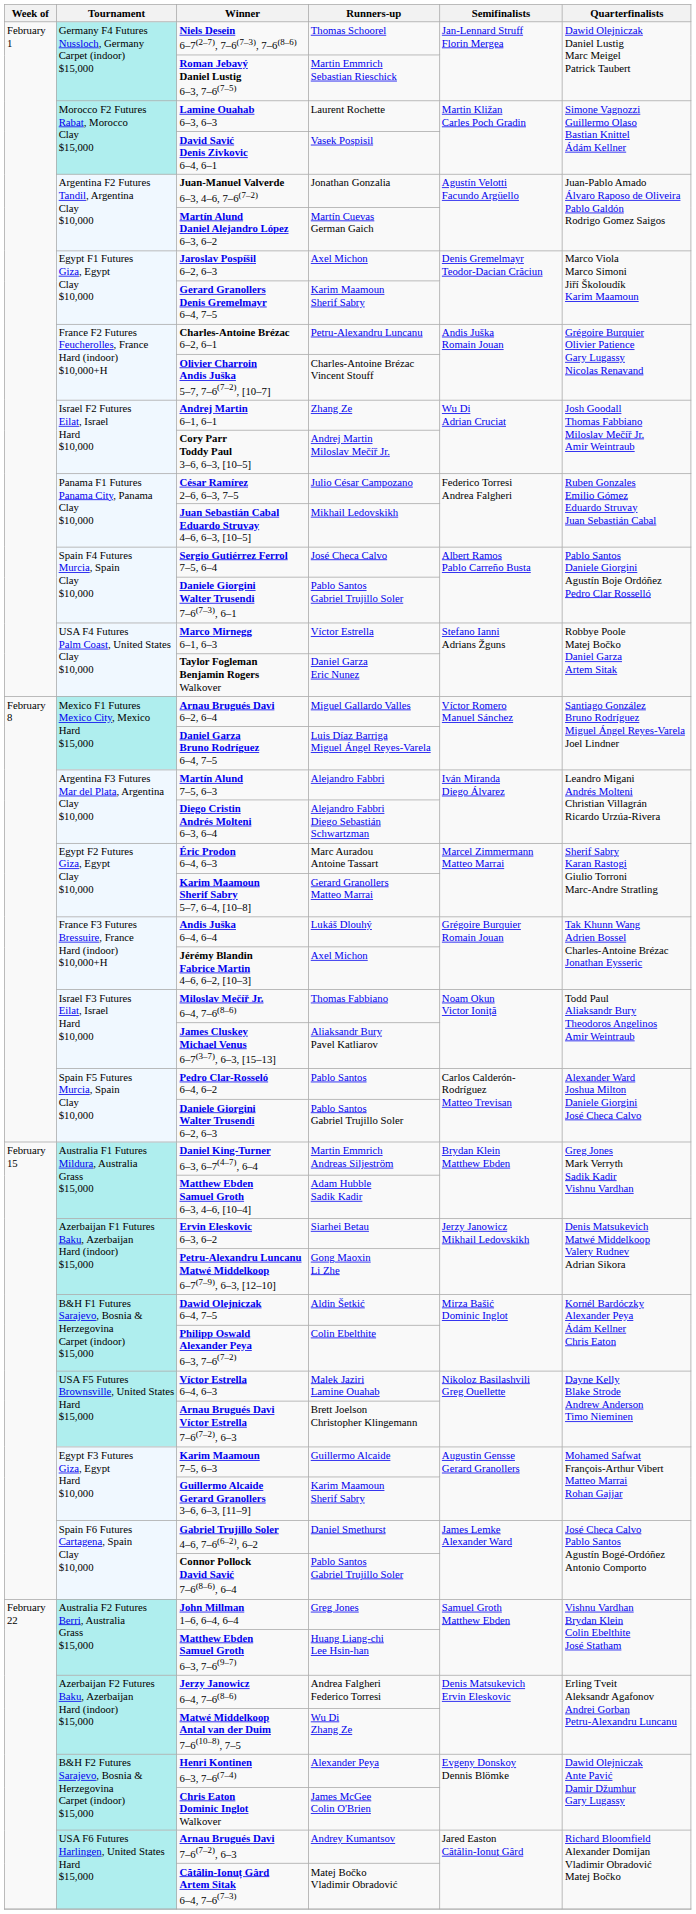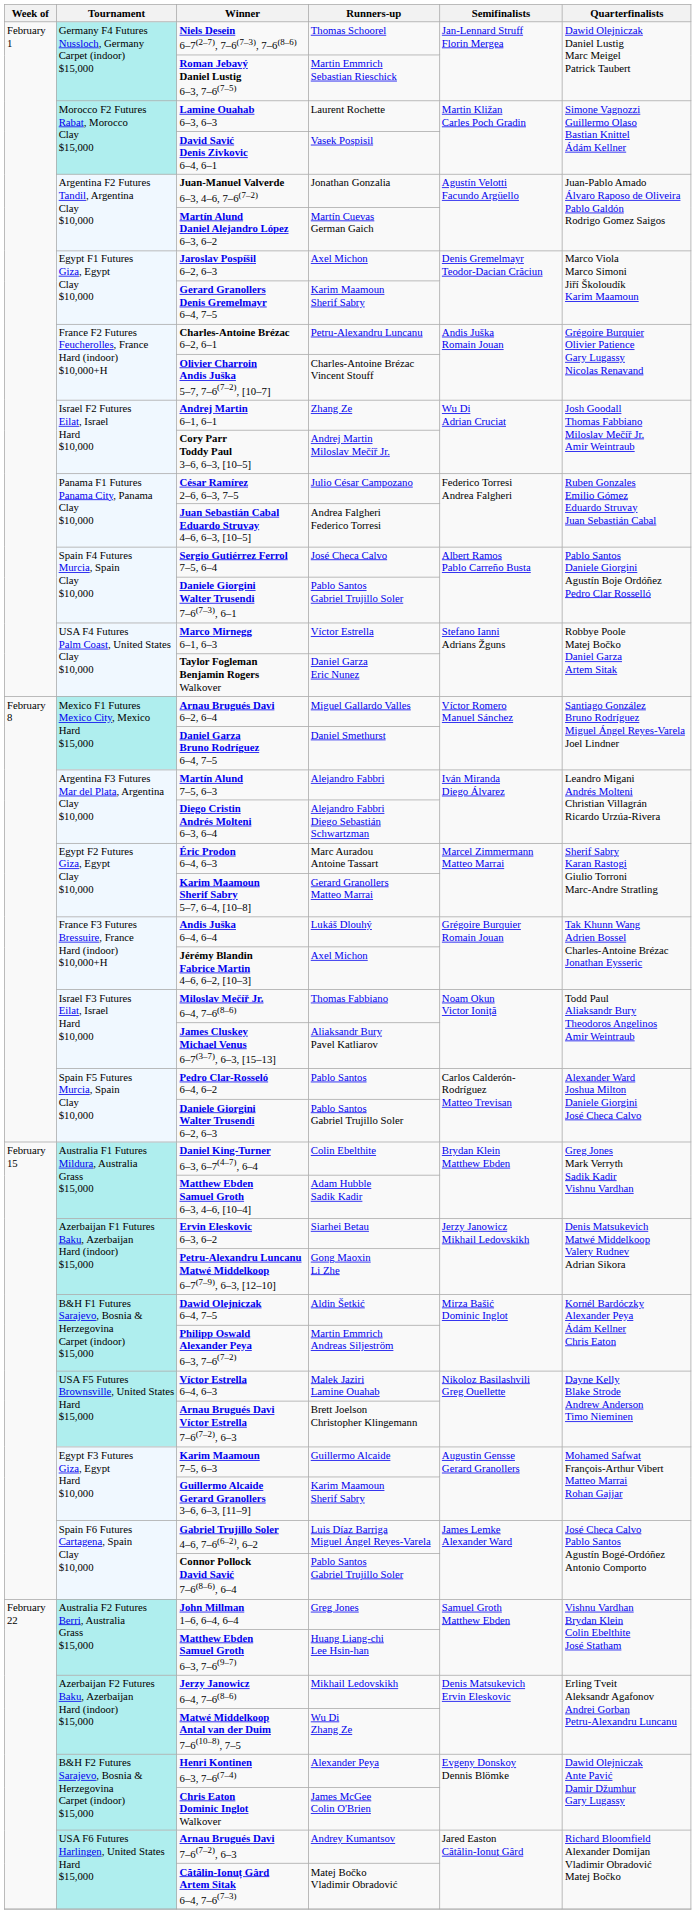(354, 512) Mikhail Ledovskikh -> (346, 518) Andrea Falgheri Federico Torresi
(371, 741) Luis Díaz Barriga Miguel Ángel Reyes-Varela -> (348, 735) Daniel Smethurst
(352, 1157) Martin Emmrich Andreas Siljeström -> (343, 1150) Colin Ebelthite
(343, 1333) Colin Ebelthite -> (352, 1339) Martin Emmrich Andreas Siljeström
(348, 1528) Daniel Smethurst -> (371, 1535) Luis Díaz Barriga Miguel Ángel Reyes-Varela
(346, 1690) Andrea Falgheri Federico Torresi -> (354, 1683) Mikhail Ledovskikh
